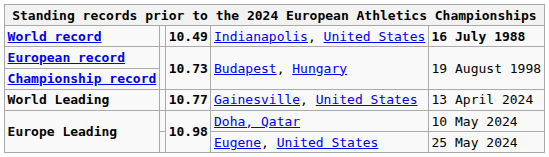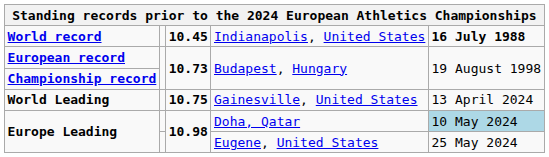(188, 36) 10.49 -> (188, 36) 10.45
(188, 100) 10.77 -> (188, 100) 10.75
(475, 121) no background -> (475, 121) lightblue background
